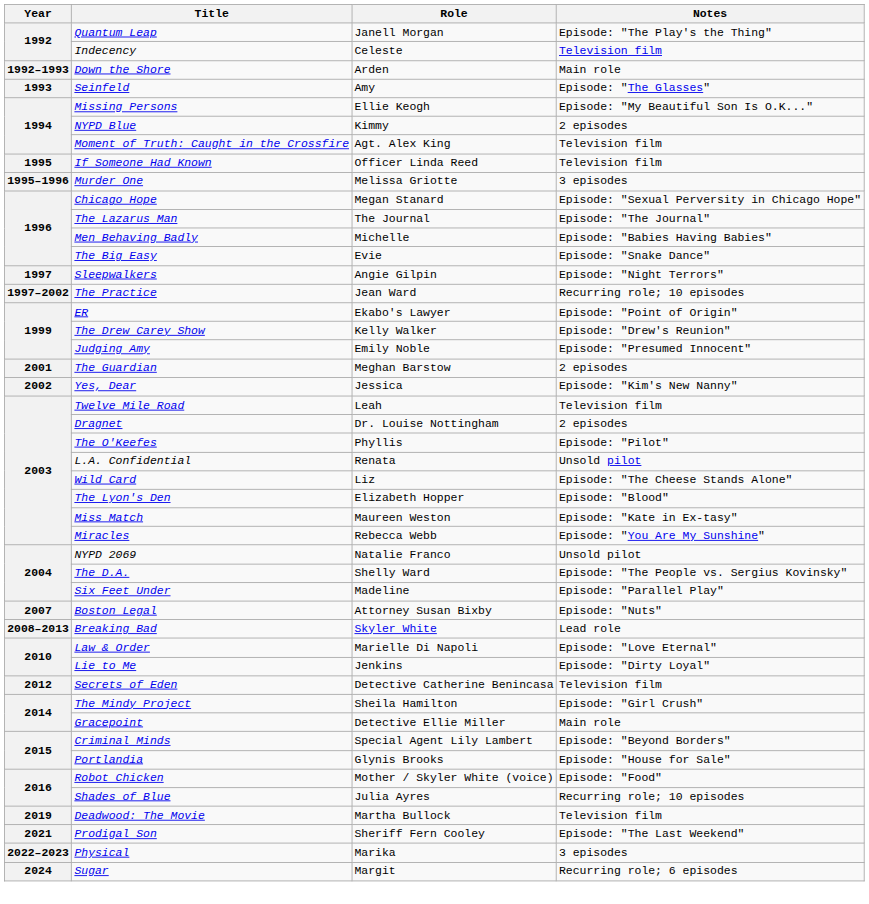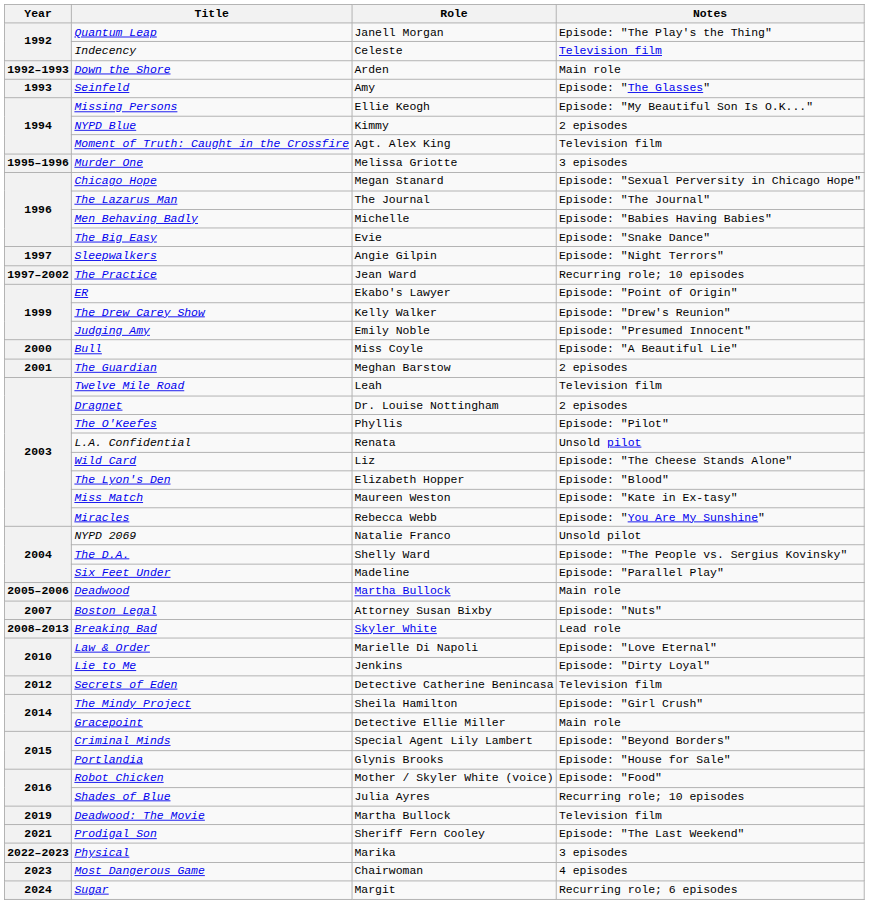- row: (143, 163)
+ row: (88, 349)
- row: (105, 387)
+ row: (102, 592)
+ row: (140, 871)
